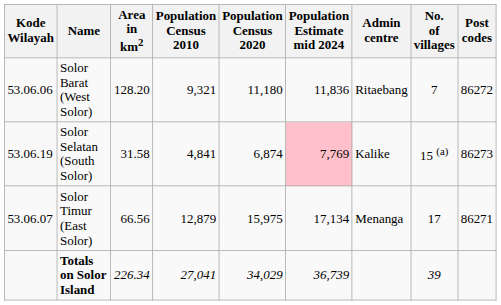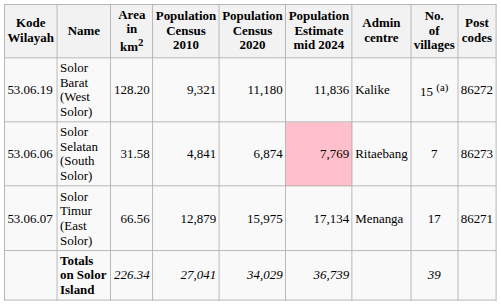(30, 89) 53.06.06 -> (30, 89) 53.06.19
(381, 89) Ritaebang -> (372, 89) Kalike
(434, 89) 7 -> (434, 89) 15 (a)
(30, 154) 53.06.19 -> (30, 154) 53.06.06
(372, 154) Kalike -> (381, 154) Ritaebang
(434, 154) 15 (a) -> (434, 154) 7
